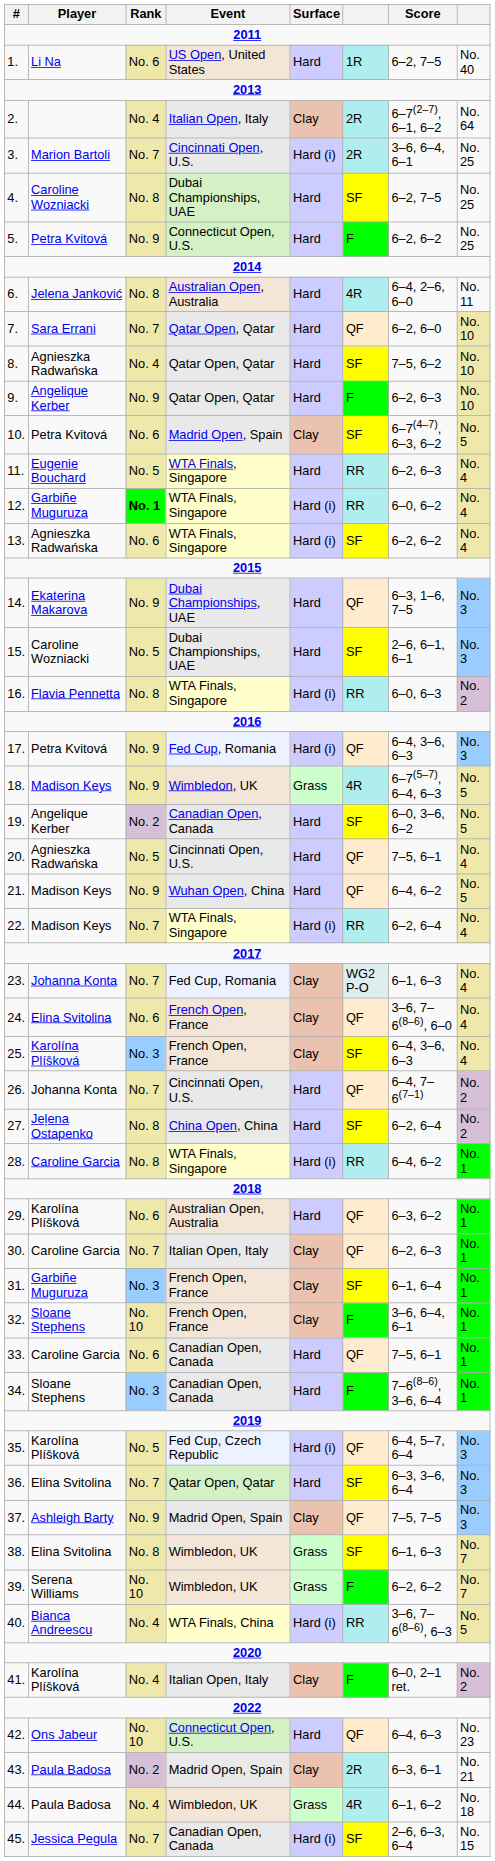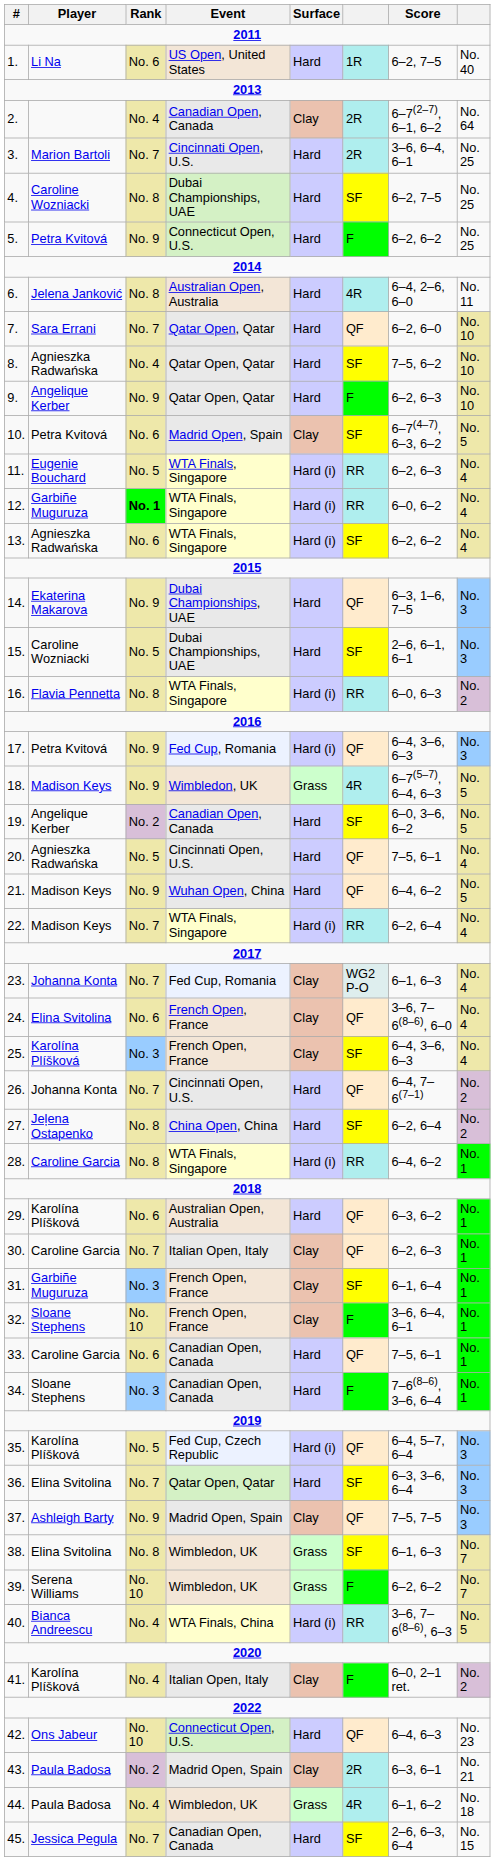(218, 119) Italian Open, Italy -> (215, 119) Canadian Open, Canada
(314, 155) Hard (i) -> (307, 155) Hard
(307, 471) Hard -> (314, 471) Hard (i)
(314, 1839) Hard (i) -> (307, 1839) Hard
